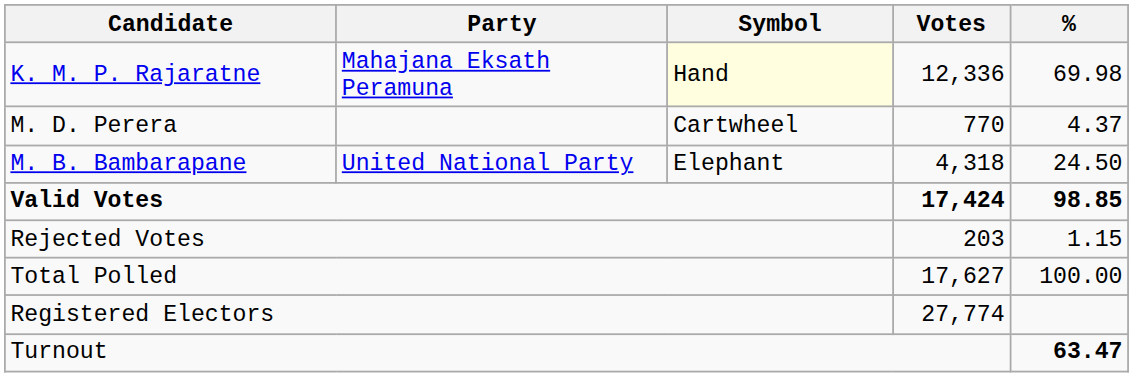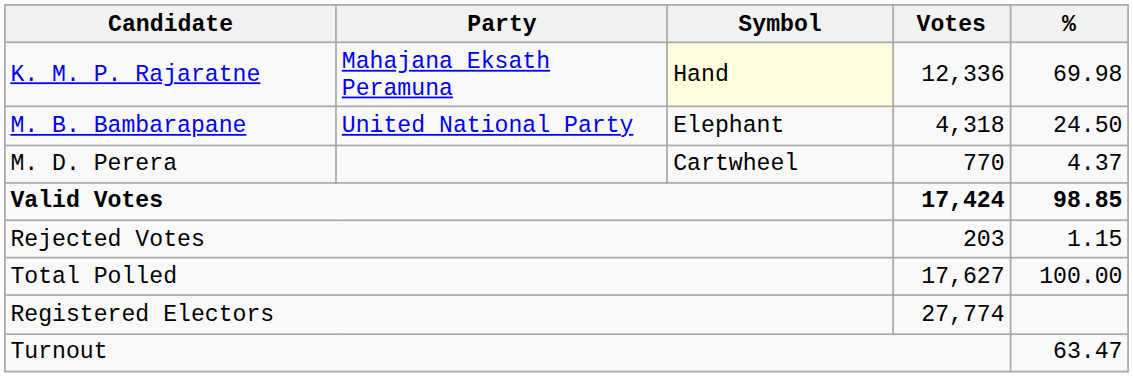rows swapped: (128, 164) <-> (94, 126)
(1088, 352) bold -> (1088, 352) normal
